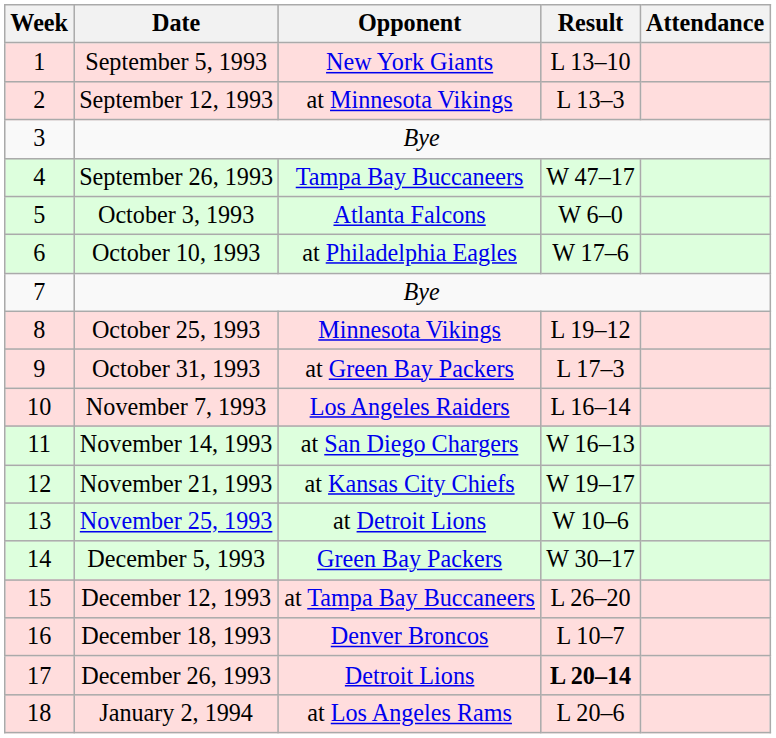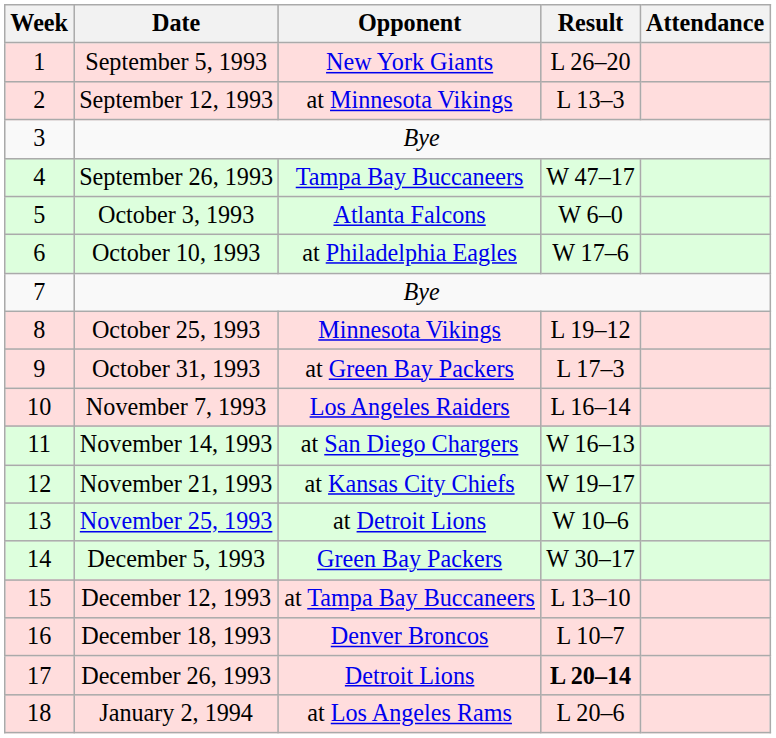(591, 61) L 13–10 -> (591, 61) L 26–20
(591, 598) L 26–20 -> (591, 598) L 13–10
